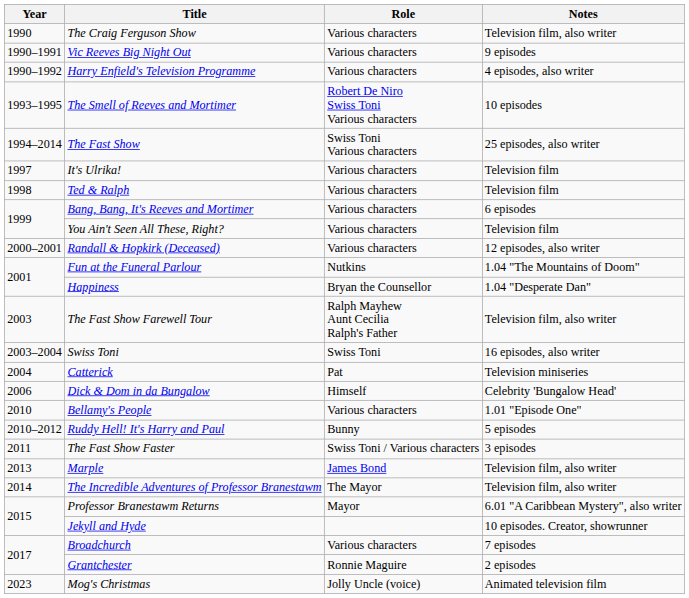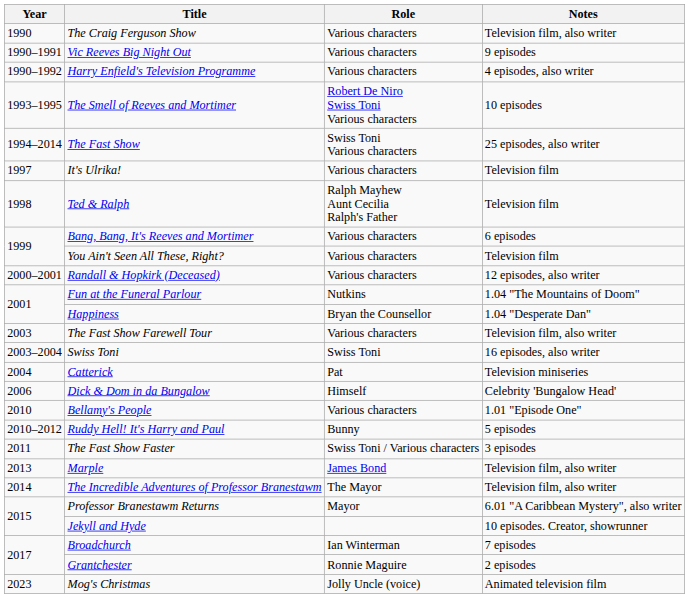(372, 190) Various characters -> (365, 203) Ralph Mayhew Aunt Cecilia Ralph's Father
(365, 319) Ralph Mayhew Aunt Cecilia Ralph's Father -> (372, 333) Various characters
(372, 545) Various characters -> (363, 545) Ian Winterman
